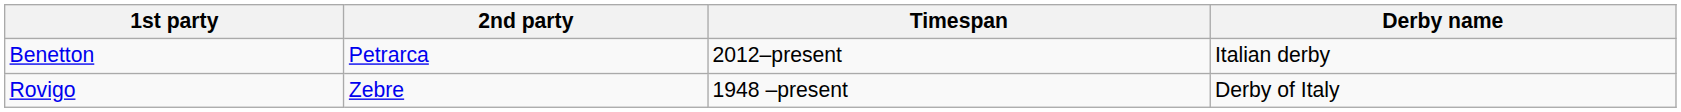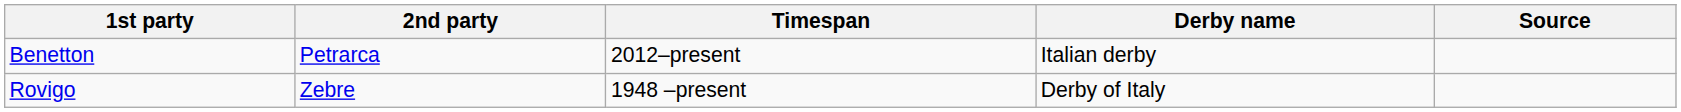+ column: (1555, 21)
